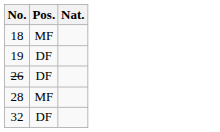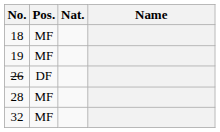+ column: (151, 14)
(44, 55) DF -> (44, 55) MF
(44, 117) DF -> (44, 117) MF
